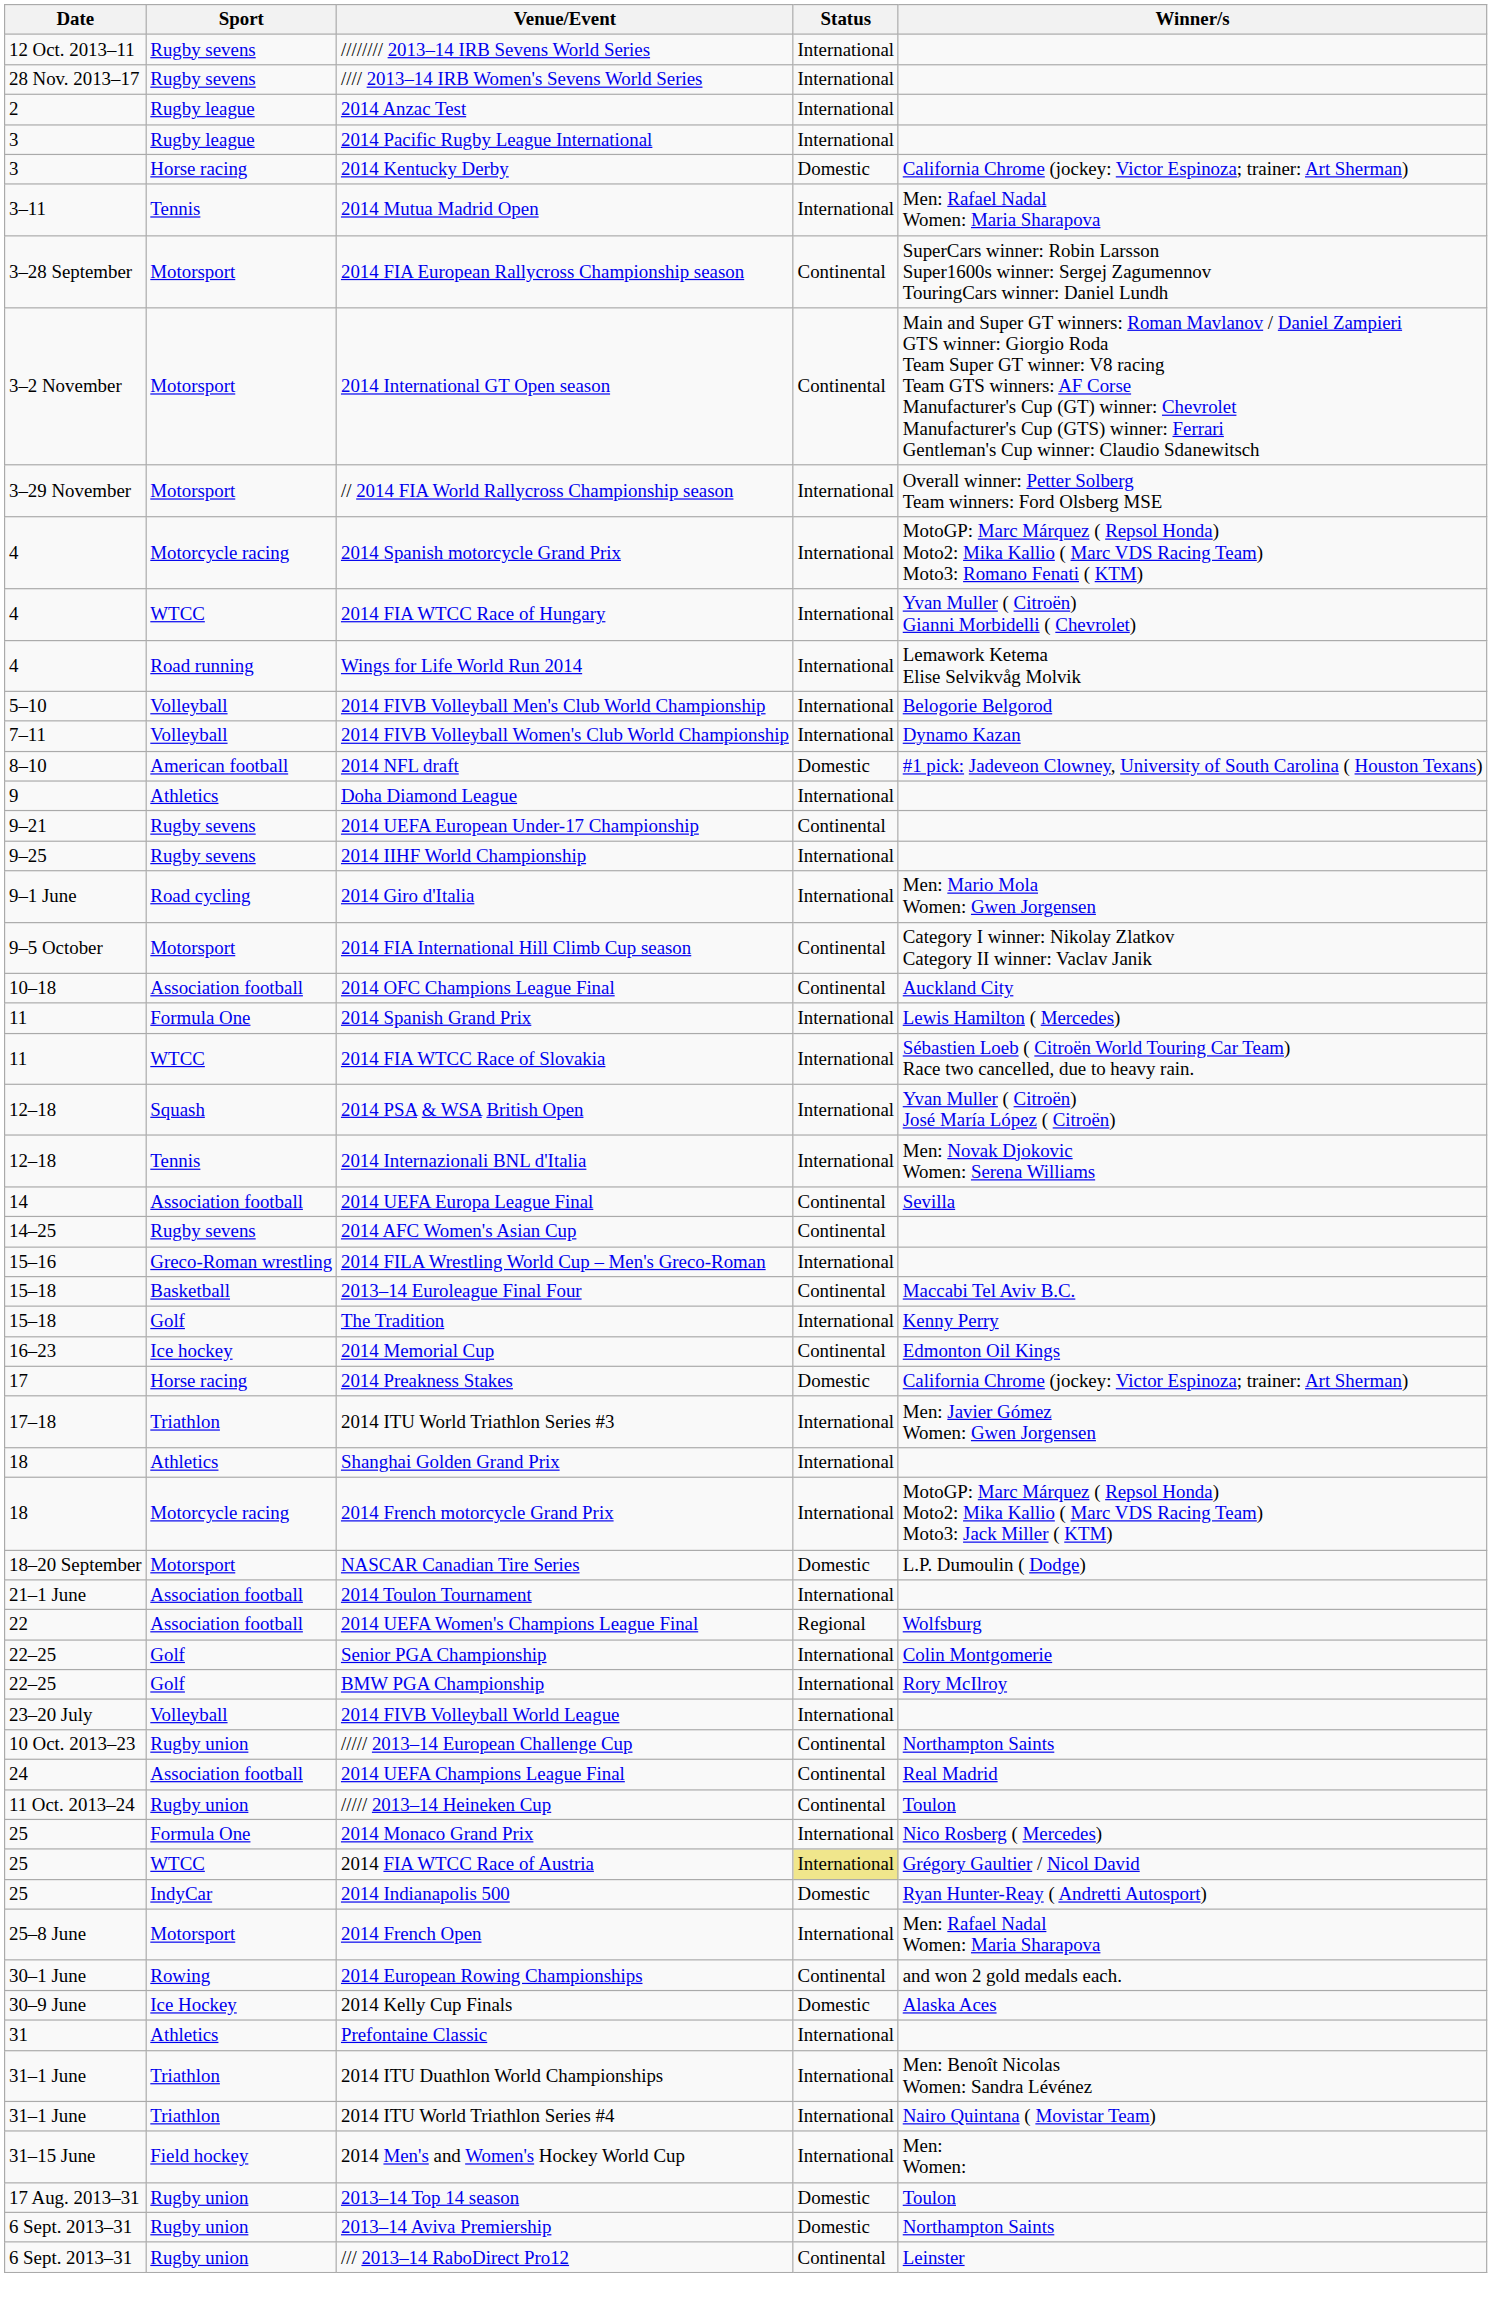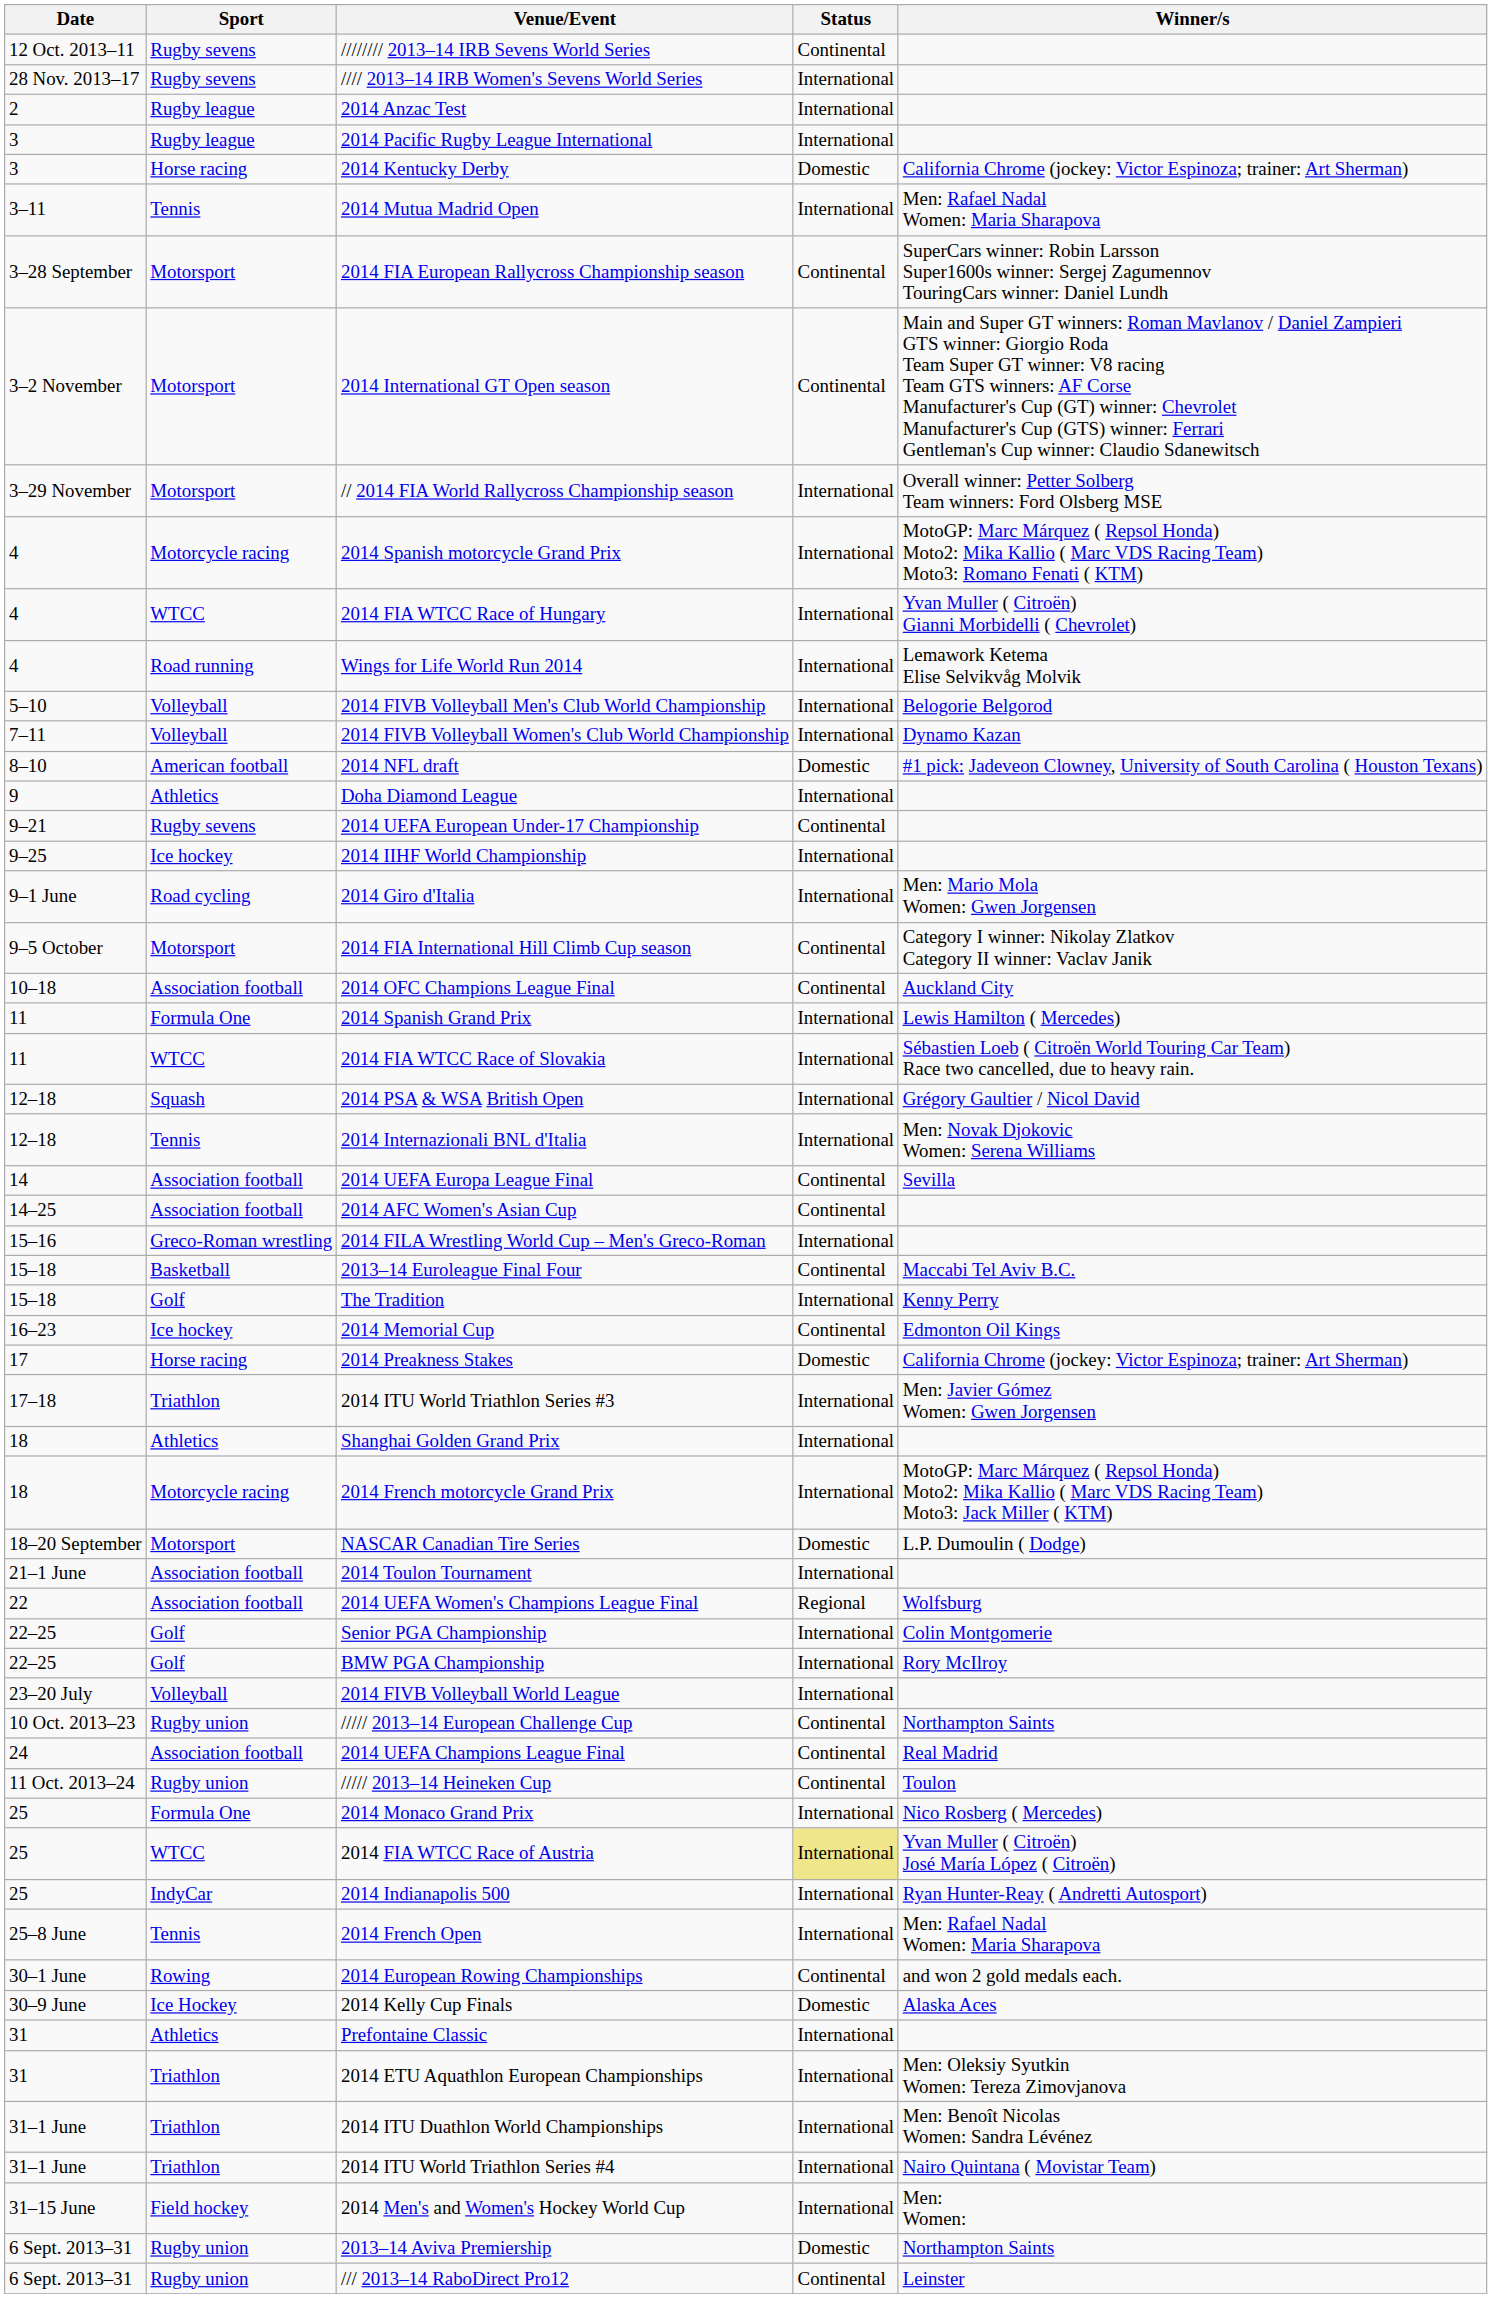(846, 49) International -> (842, 49) Continental
(203, 855) Rugby sevens -> (191, 855) Ice hockey
(1009, 1109) Yvan Muller ( Citroën) José María López ( Citroën) -> (1021, 1099) Grégory Gaultier / Nicol David
(203, 1231) Rugby sevens -> (227, 1210) Association football
(1021, 1864) Grégory Gaultier / Nicol David -> (1009, 1853) Yvan Muller ( Citroën) José María López ( Citroën)
(834, 1894) Domestic -> (846, 1894) International
(193, 1934) Motorsport -> (175, 1934) Tennis
+ row: (522, 2075)
- row: (430, 2197)
